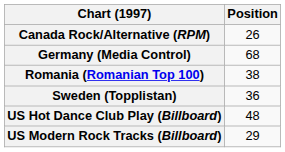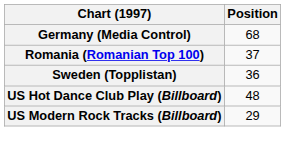- row: (114, 34)
(253, 75) 38 -> (253, 55) 37
